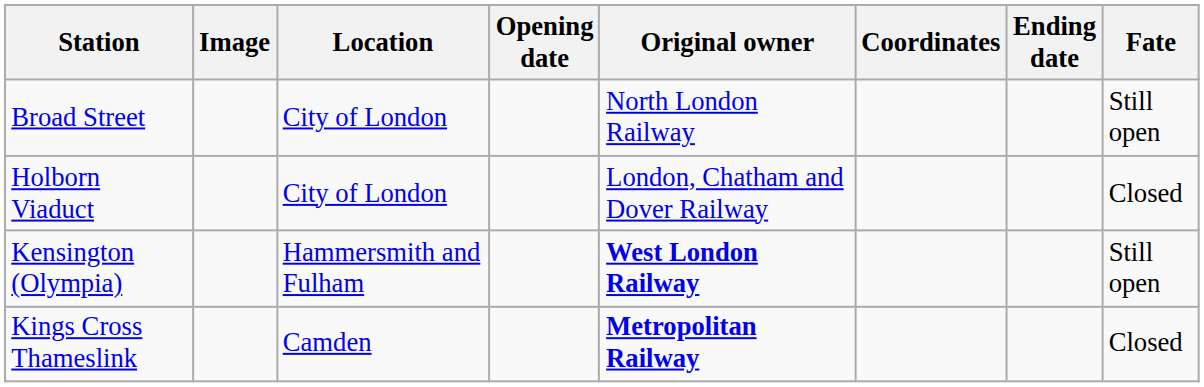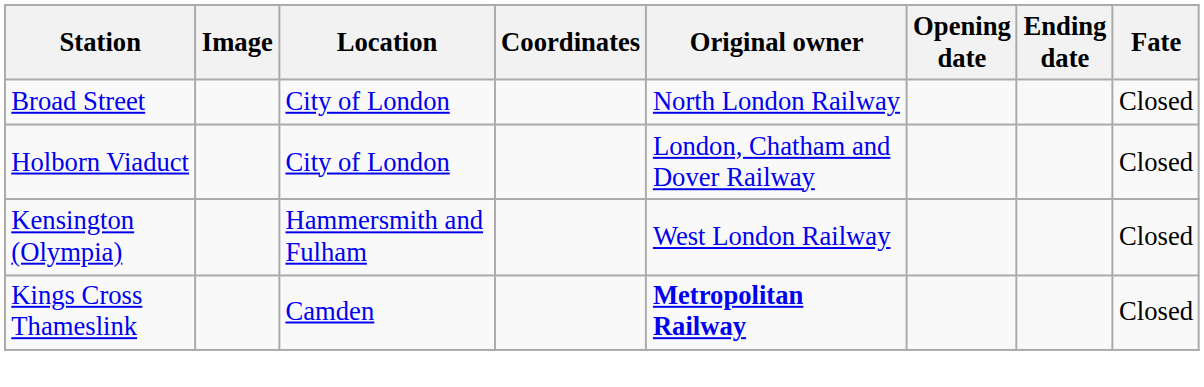columns swapped: (931, 41) <-> (545, 41)
(1135, 117) Still open -> (1156, 101) Closed
(682, 267) bold -> (772, 236) normal
(1135, 267) Still open -> (1156, 236) Closed
